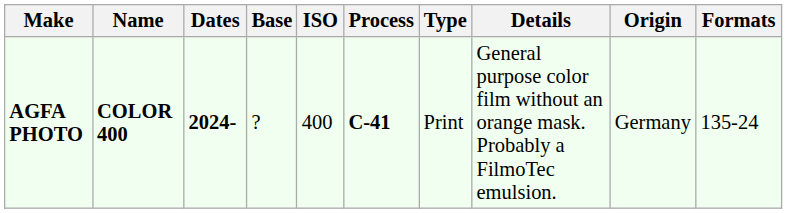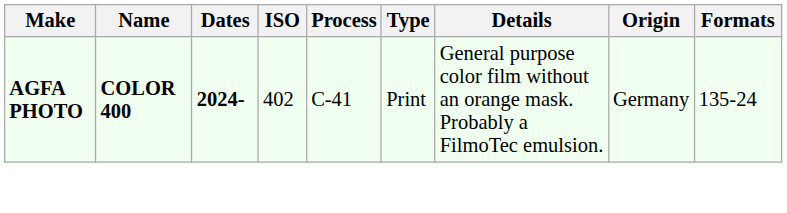- column: (272, 20)
(317, 122) 400 -> (278, 99) 402
(370, 122) bold -> (332, 99) normal
